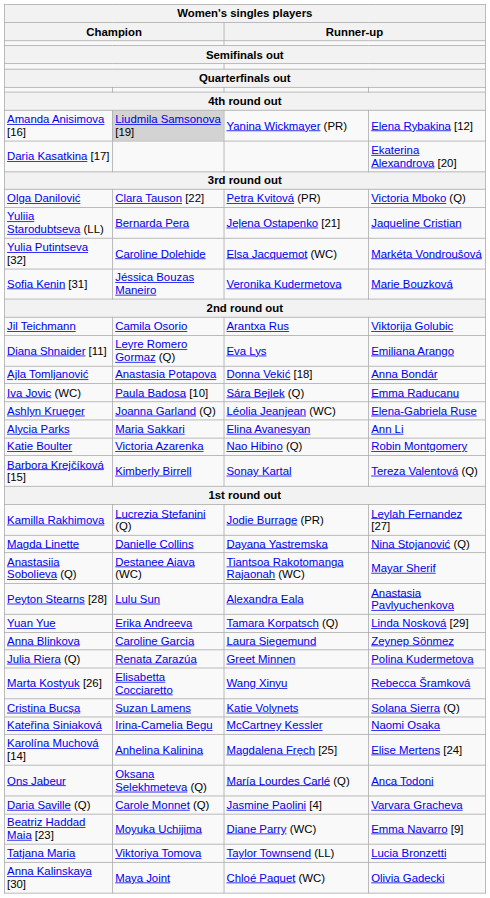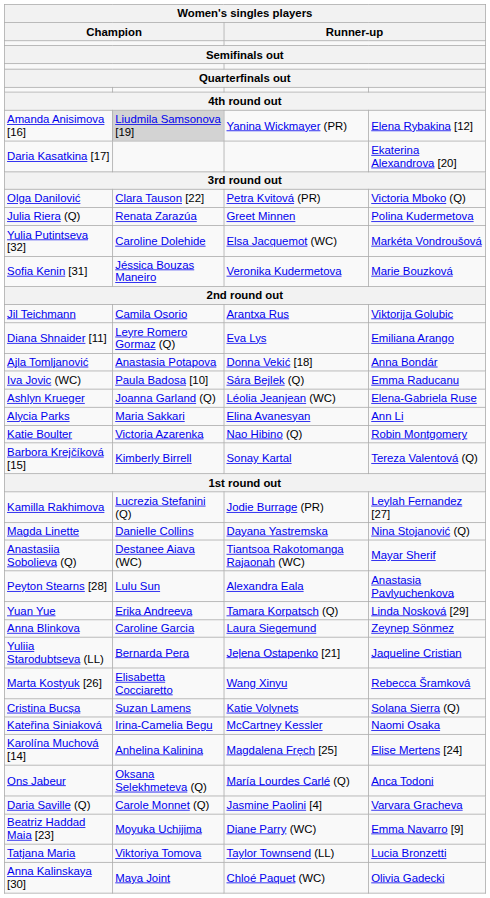rows swapped: (55, 223) <-> (44, 659)
